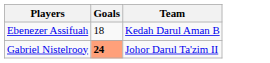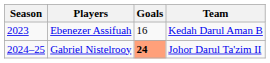+ column: (26, 13)
(99, 31) 18 -> (142, 31) 16
